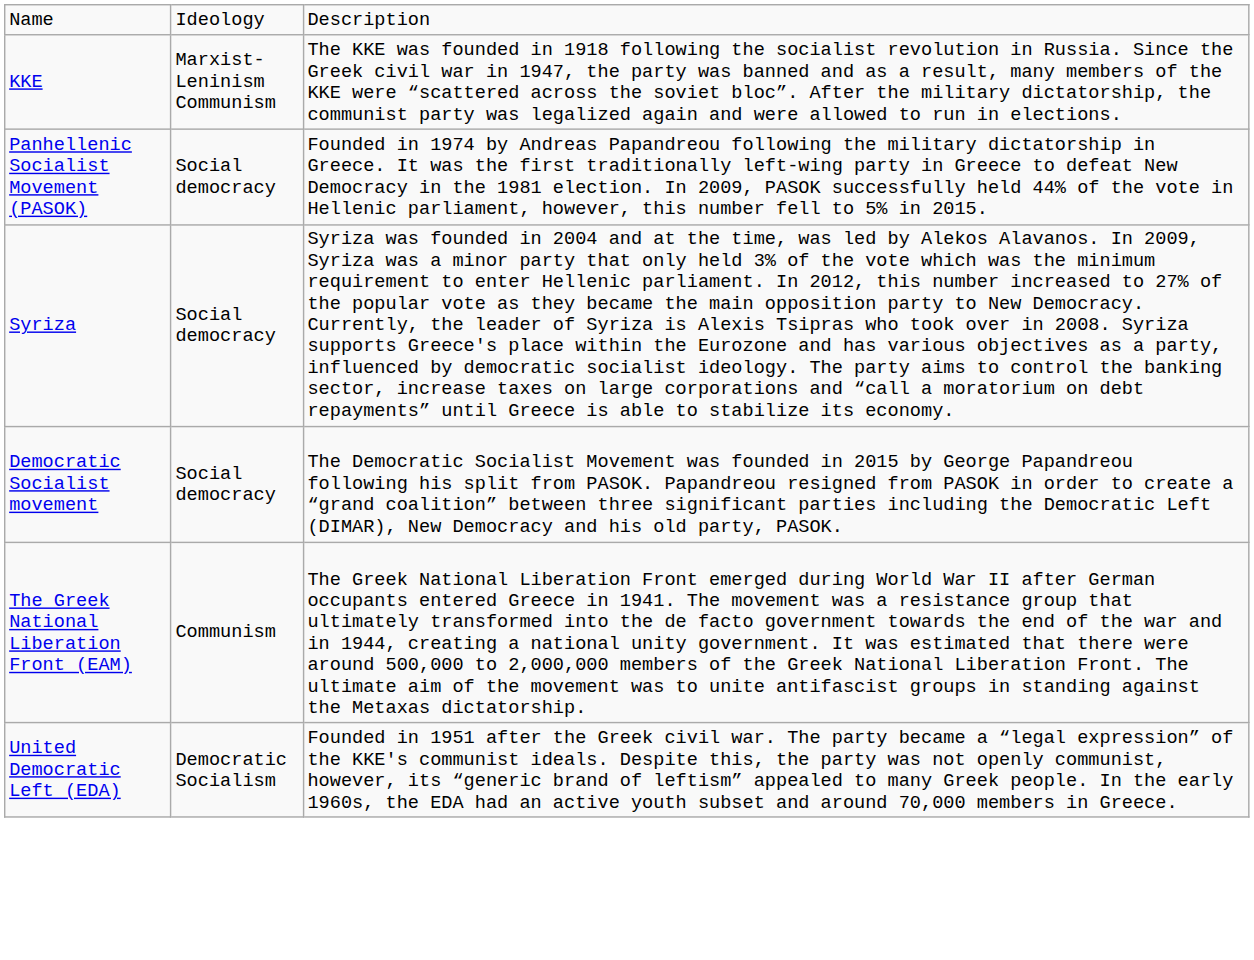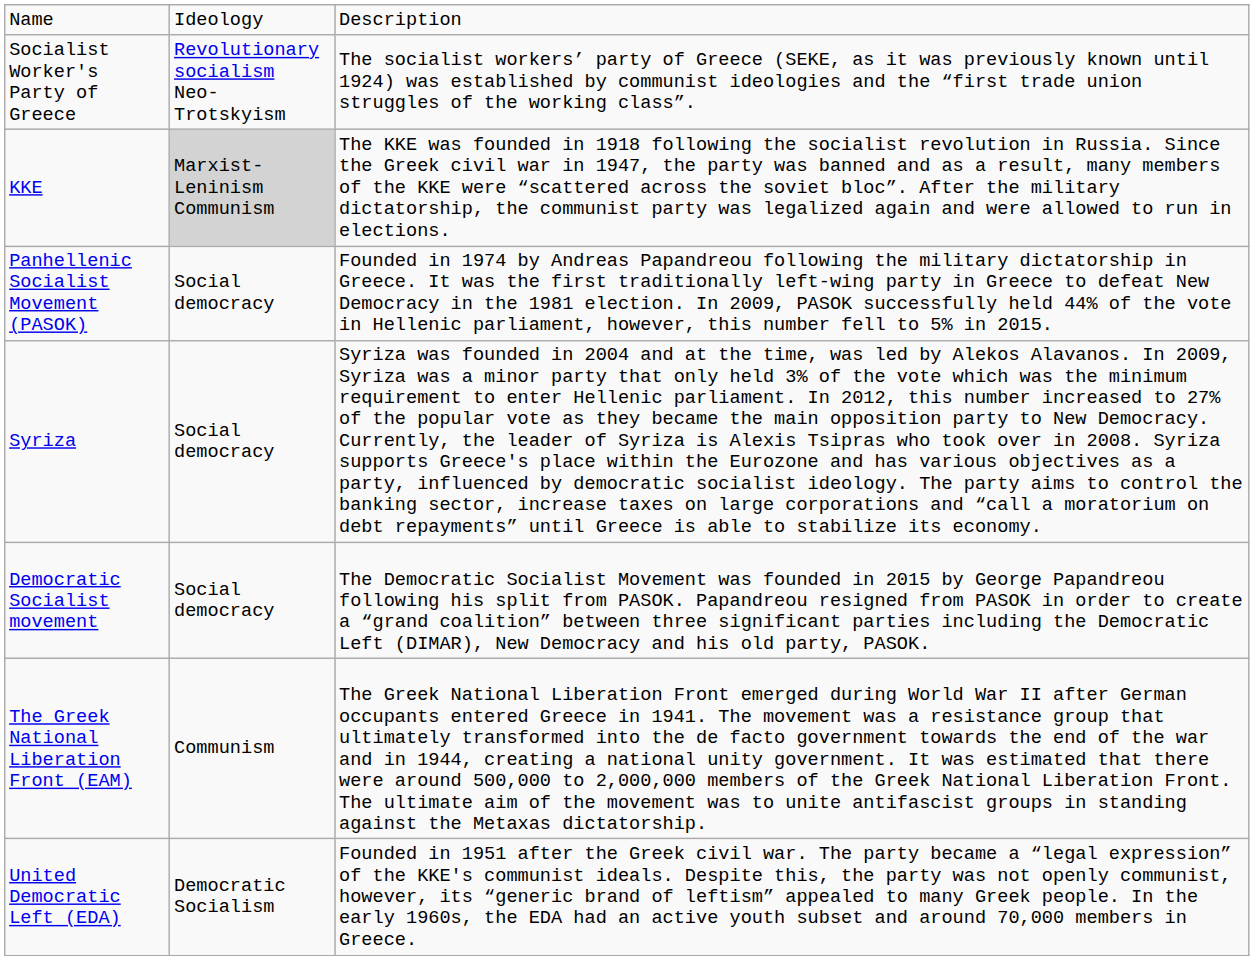+ row: (59, 82)
(226, 82) no background -> (224, 188) lightgrey background
